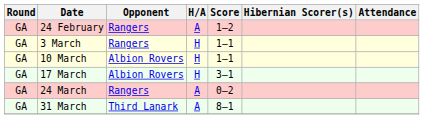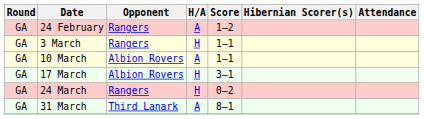(197, 59) H -> (197, 59) A
(197, 91) A -> (197, 91) H
